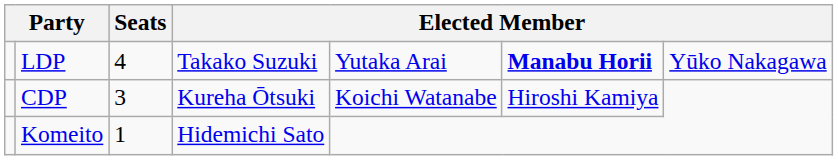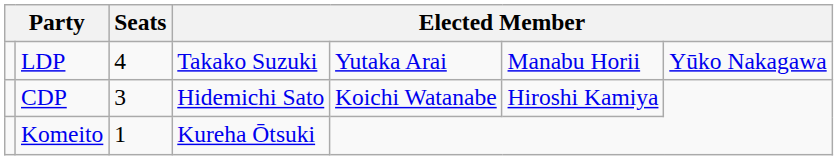(580, 60) bold -> (574, 60) normal
(246, 97) Kureha Ōtsuki -> (251, 97) Hidemichi Sato
(251, 135) Hidemichi Sato -> (246, 135) Kureha Ōtsuki
